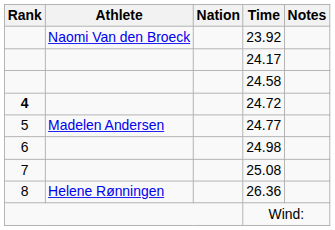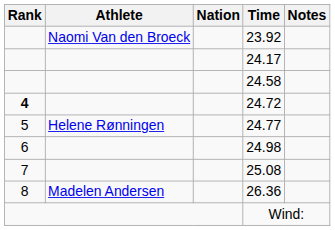(106, 125) Madelen Andersen -> (106, 125) Helene Rønningen
(106, 192) Helene Rønningen -> (106, 192) Madelen Andersen
